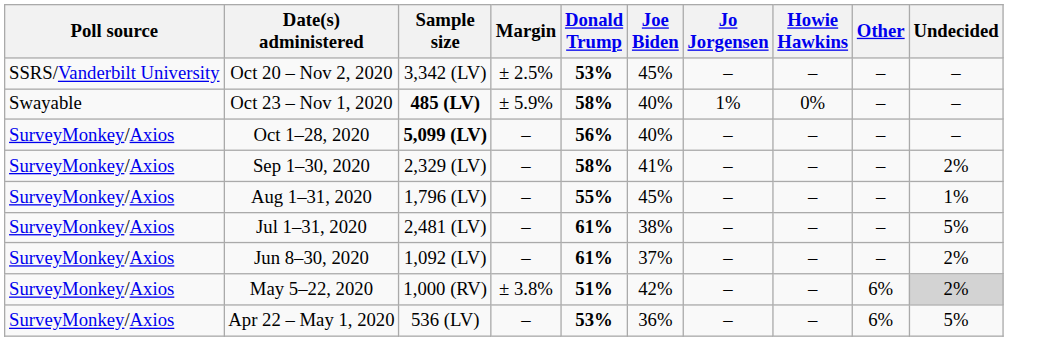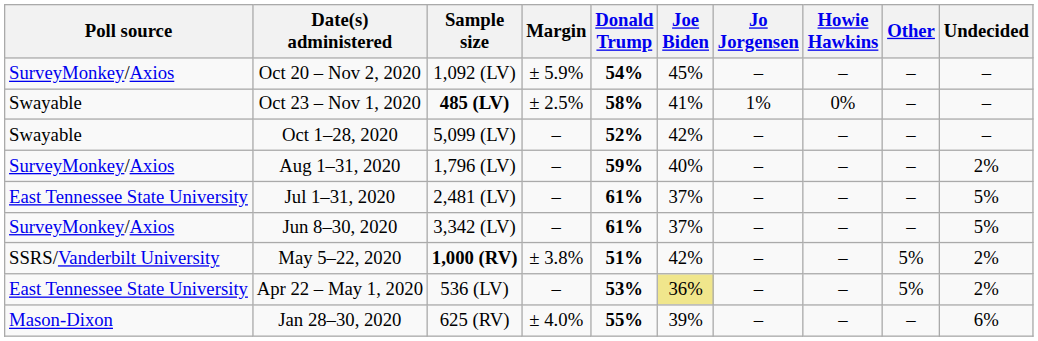(114, 73) SSRS/Vanderbilt University -> (92, 73) SurveyMonkey/Axios
(445, 73) 3,342 (LV) -> (475, 73) 1,092 (LV)
(526, 73) ± 2.5% -> (556, 73) ± 5.9%
(594, 73) 53% -> (624, 73) 54%
(526, 104) ± 5.9% -> (556, 104) ± 2.5%
(655, 104) 40% -> (686, 104) 41%
(92, 135) SurveyMonkey/Axios -> (45, 135) Swayable
(445, 135) bold -> (475, 135) normal
(594, 135) 56% -> (624, 135) 52%
(655, 135) 40% -> (686, 135) 42%
- row: (311, 165)
(594, 196) 55% -> (624, 165) 59%
(655, 196) 45% -> (686, 165) 40%
(956, 196) 1% -> (986, 165) 2%
(92, 227) SurveyMonkey/Axios -> (128, 196) East Tennessee State University
(655, 227) 38% -> (686, 196) 37%
(445, 258) 1,092 (LV) -> (475, 227) 3,342 (LV)
(956, 258) 2% -> (986, 227) 5%
(92, 289) SurveyMonkey/Axios -> (114, 258) SSRS/Vanderbilt University
(445, 289) normal -> (475, 258) bold
(881, 289) 6% -> (911, 258) 5%
(956, 289) lightgrey background -> (986, 258) no background
(92, 320) SurveyMonkey/Axios -> (128, 289) East Tennessee State University
(655, 320) no background -> (686, 289) khaki background
(881, 320) 6% -> (911, 289) 5%
(956, 320) 5% -> (986, 289) 2%
+ row: (340, 320)
